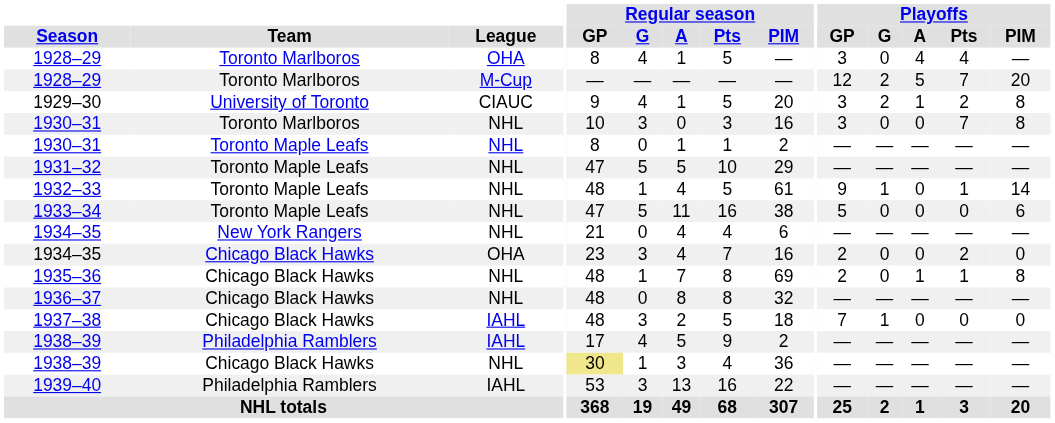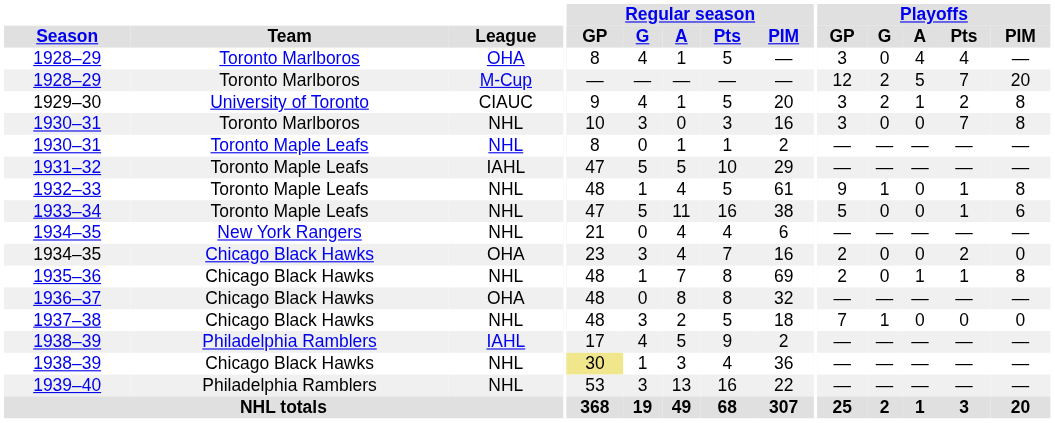(506, 167) NHL -> (506, 167) IAHL
(1020, 189) 14 -> (1020, 189) 8
(964, 211) 0 -> (964, 211) 1
(506, 298) NHL -> (506, 298) OHA
(506, 320) IAHL -> (506, 320) NHL
(506, 385) IAHL -> (506, 385) NHL
